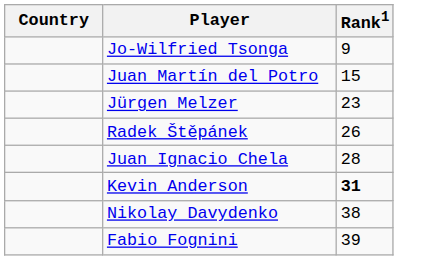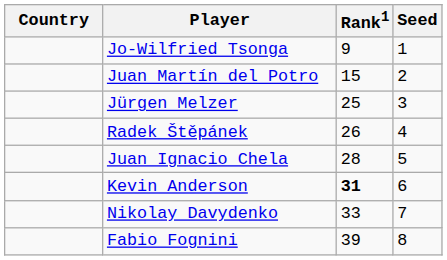+ column: (417, 20)
(351, 105) 23 -> (351, 105) 25
(351, 214) 38 -> (351, 214) 33
